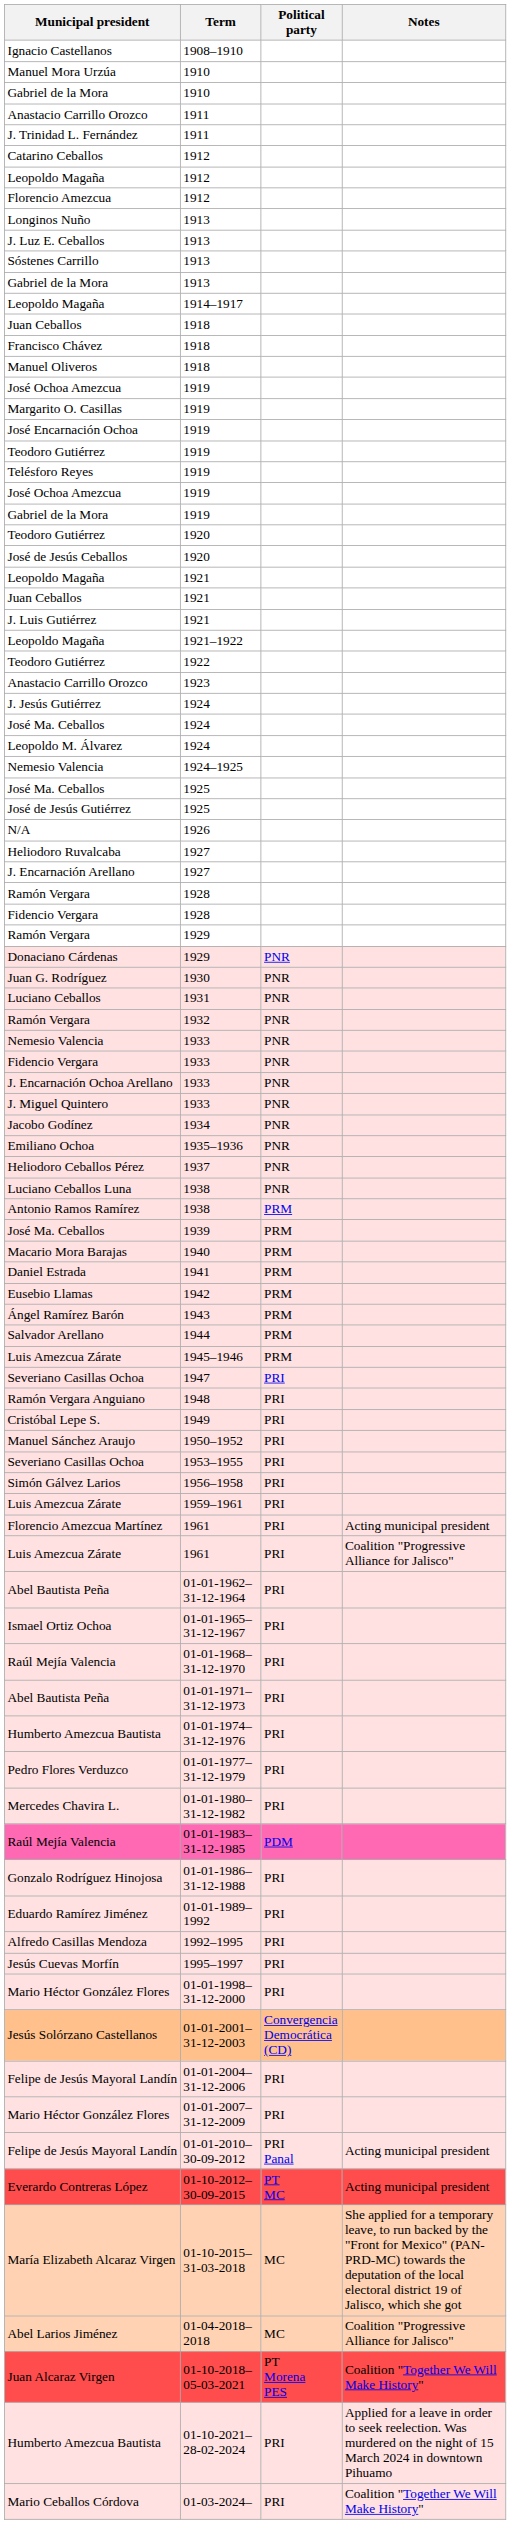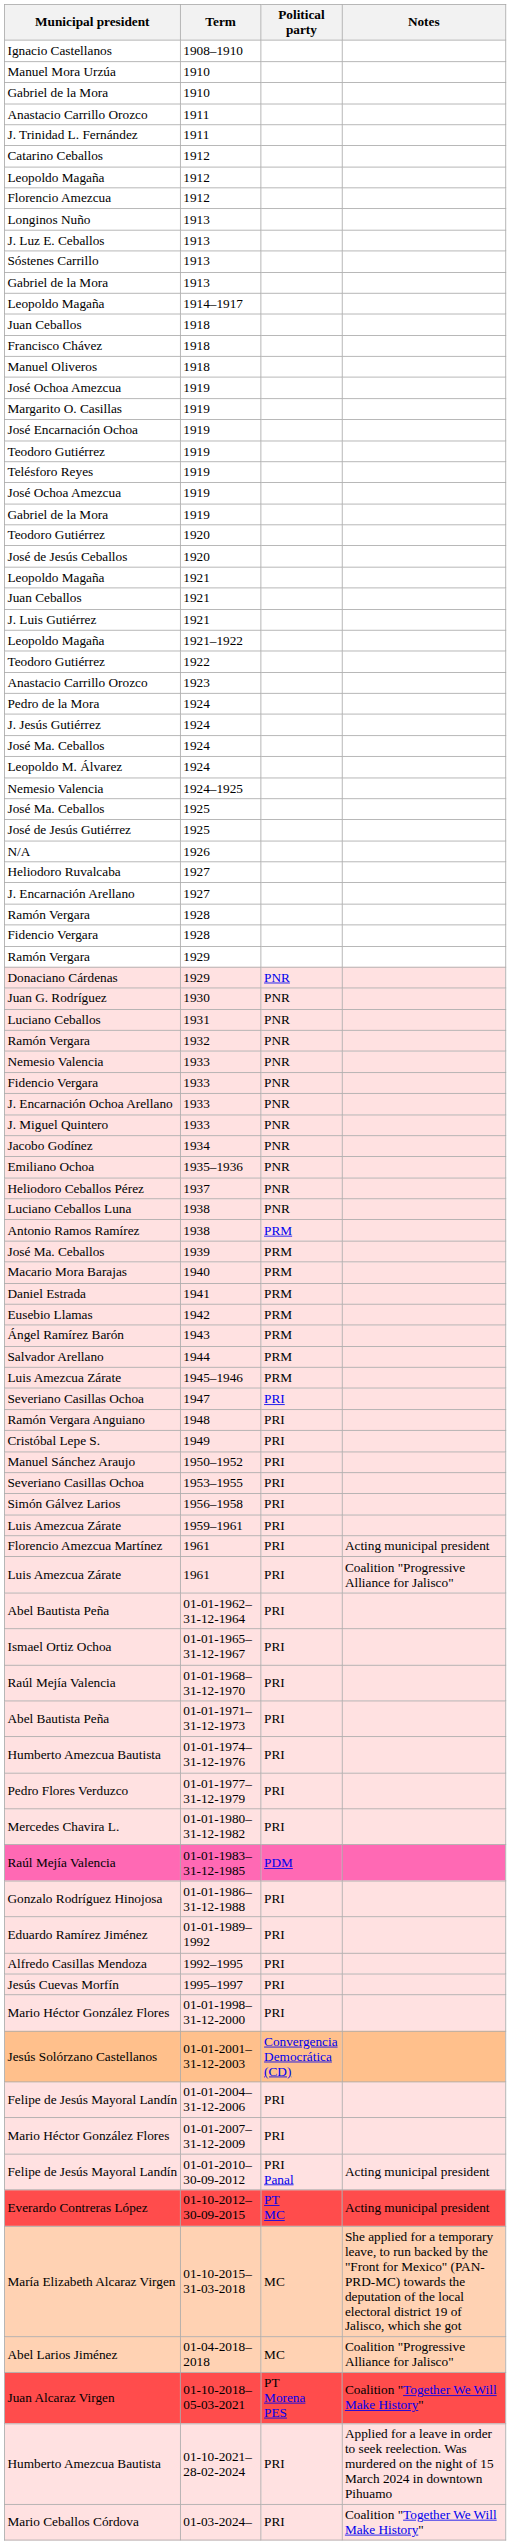+ row: (53, 703)
